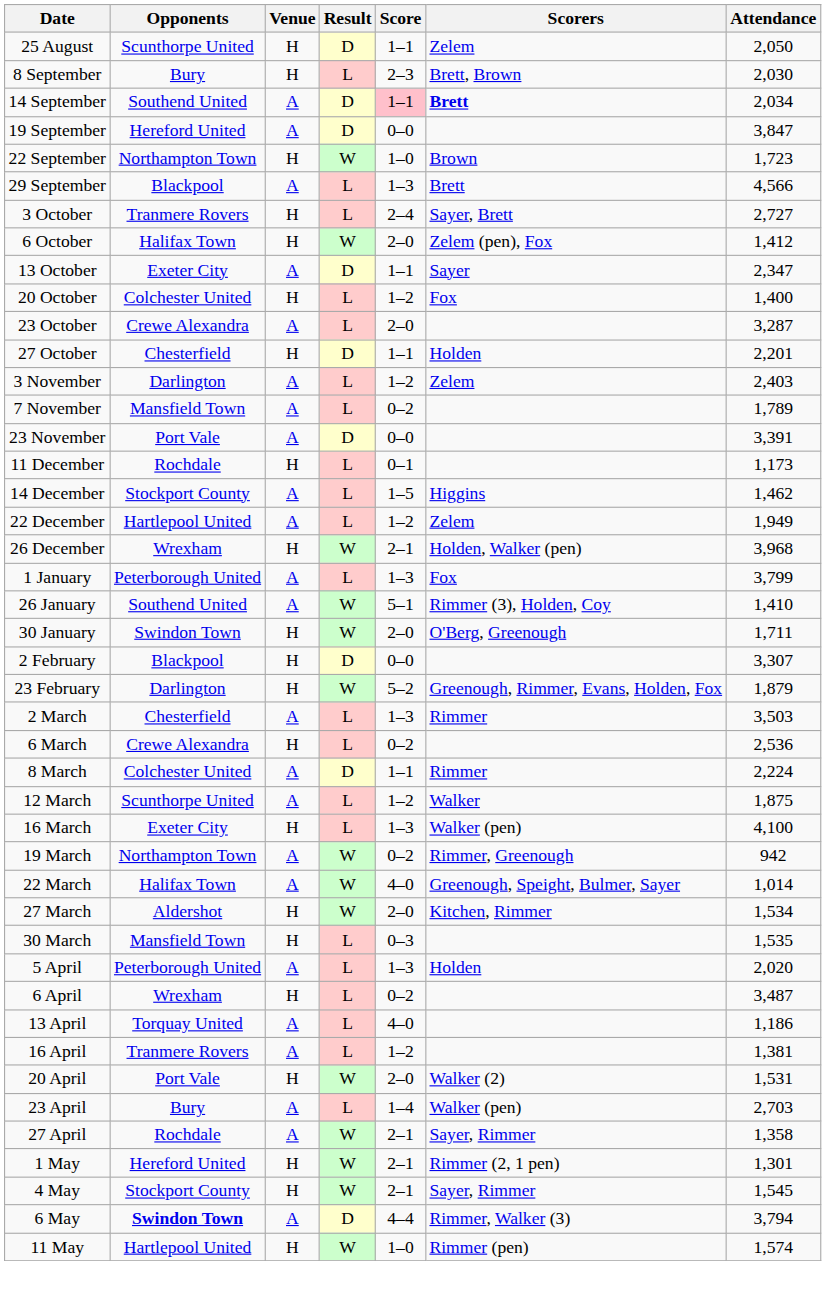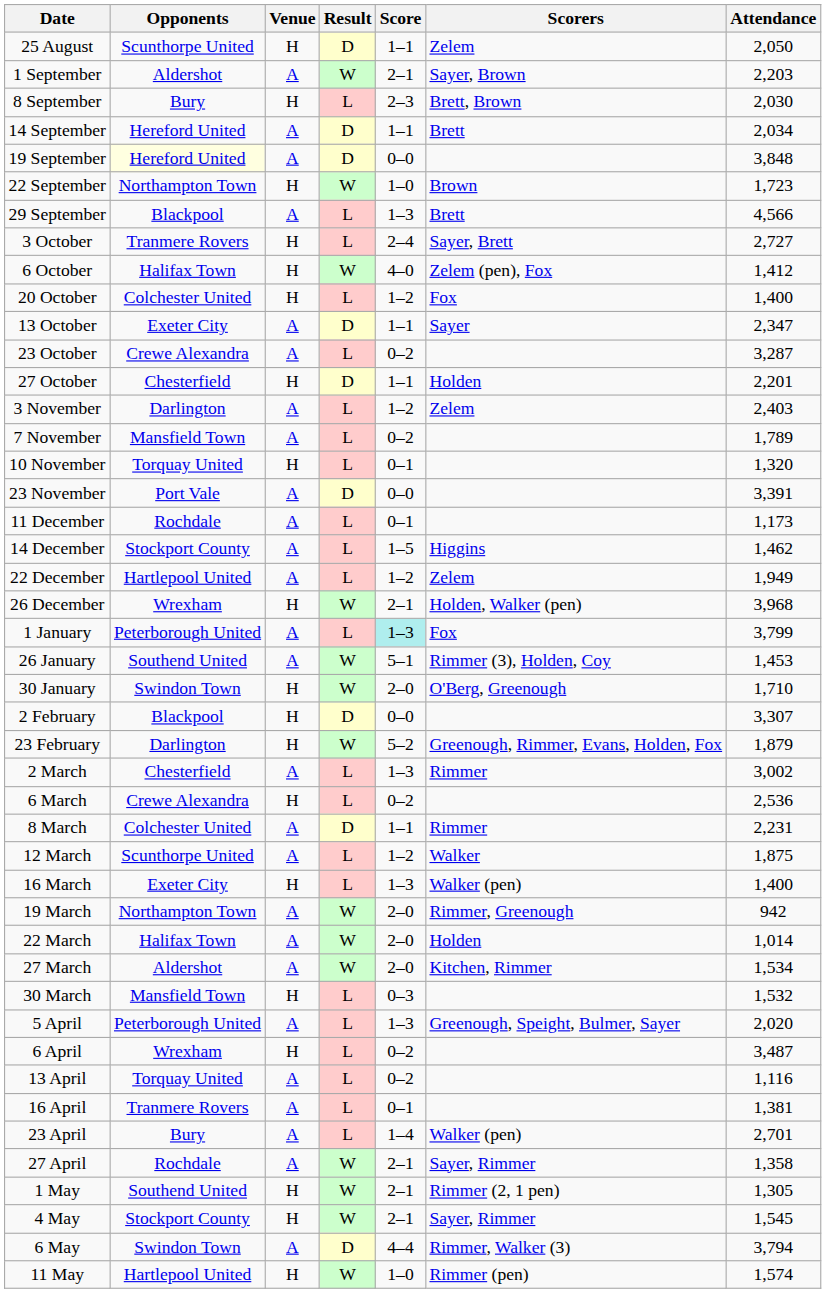+ row: (57, 74)
(188, 102) Southend United -> (188, 130) Hereford United
(401, 102) pink background -> (401, 130) no background
(449, 102) bold -> (447, 130) normal
(188, 130) no background -> (188, 158) lightyellow background
(773, 130) 3,847 -> (773, 158) 3,848
(401, 241) 2–0 -> (401, 269) 4–0
rows swapped: (57, 269) <-> (57, 297)
(401, 325) 2–0 -> (401, 353) 0–2
+ row: (57, 465)
(292, 465) H -> (292, 520) A
(401, 576) no background -> (401, 632) paleturquoise background
(773, 604) 1,410 -> (773, 660) 1,453
(773, 632) 1,711 -> (773, 688) 1,710
(773, 716) 3,503 -> (773, 772) 3,002
(773, 772) 2,224 -> (773, 827) 2,231
(773, 827) 4,100 -> (773, 883) 1,400
(401, 855) 0–2 -> (401, 911) 2–0
(401, 883) 4–0 -> (401, 939) 2–0
(555, 883) Greenough, Speight, Bulmer, Sayer -> (455, 939) Holden
(292, 911) H -> (292, 967) A
(773, 939) 1,535 -> (773, 995) 1,532
(455, 967) Holden -> (555, 1023) Greenough, Speight, Bulmer, Sayer
(401, 1023) 4–0 -> (401, 1079) 0–2
(773, 1023) 1,186 -> (773, 1079) 1,116
(401, 1051) 1–2 -> (401, 1107) 0–1
- row: (57, 1079)
(773, 1107) 2,703 -> (773, 1134) 2,701
(188, 1162) Hereford United -> (188, 1190) Southend United
(773, 1162) 1,301 -> (773, 1190) 1,305
(188, 1218) bold -> (188, 1246) normal
